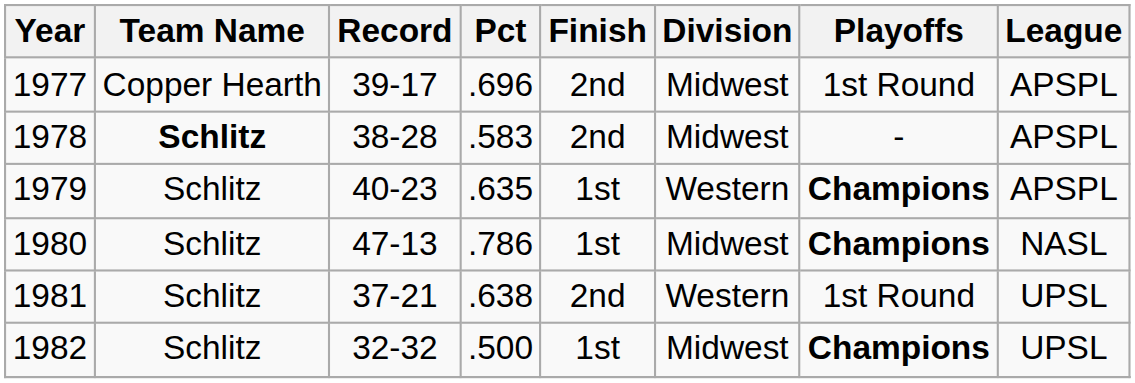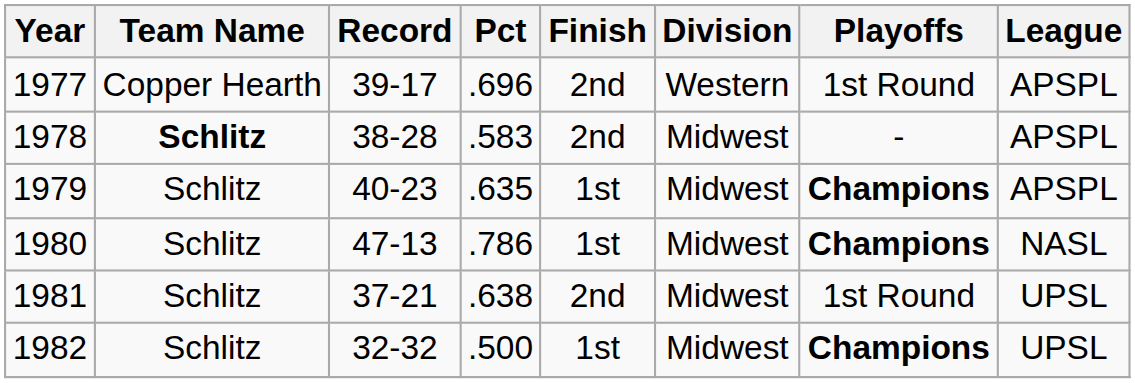(727, 84) Midwest -> (727, 84) Western
(727, 190) Western -> (727, 190) Midwest
(727, 296) Western -> (727, 296) Midwest
